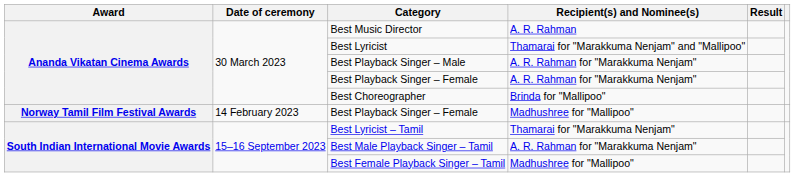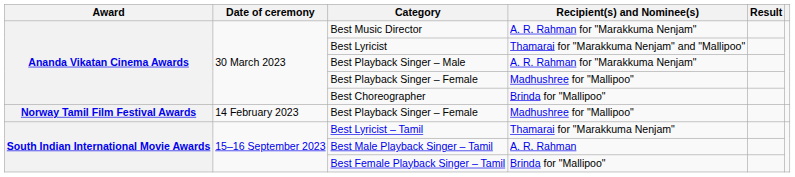(543, 29) A. R. Rahman -> (603, 29) A. R. Rahman for "Marakkuma Nenjam"
(603, 79) A. R. Rahman for "Marakkuma Nenjam" -> (572, 79) Madhushree for "Mallipoo"
(603, 146) A. R. Rahman for "Marakkuma Nenjam" -> (543, 146) A. R. Rahman
(572, 163) Madhushree for "Mallipoo" -> (558, 163) Brinda for "Mallipoo"
